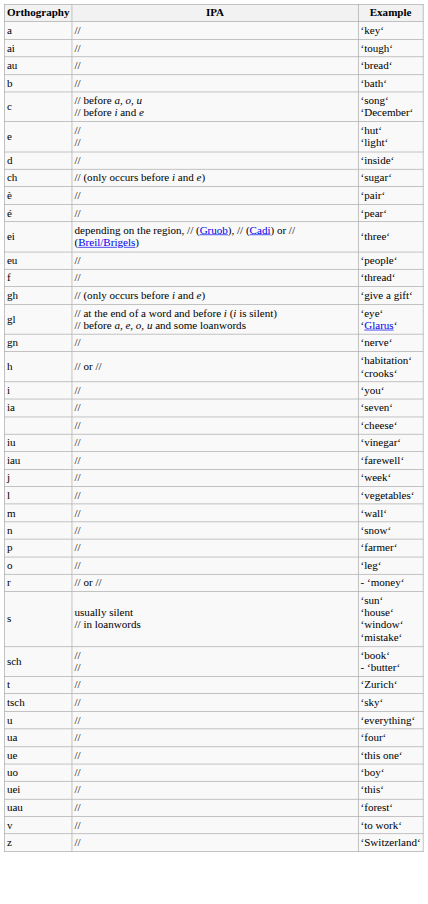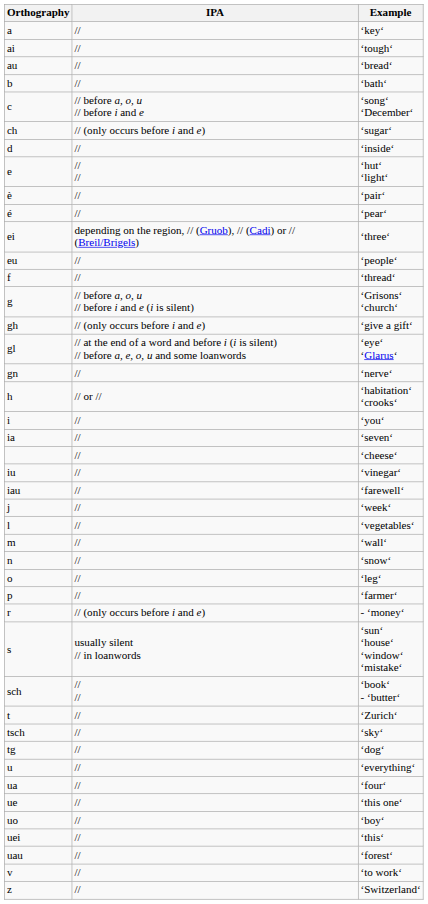rows swapped: (376, 178) <-> (374, 136)
+ row: (381, 301)
rows swapped: (371, 565) <-> (379, 548)
(88, 583) // or // -> (140, 613) // (only occurs before i and e)
+ row: (373, 750)
